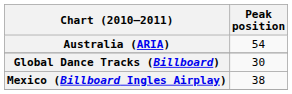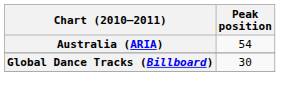- row: (117, 80)
